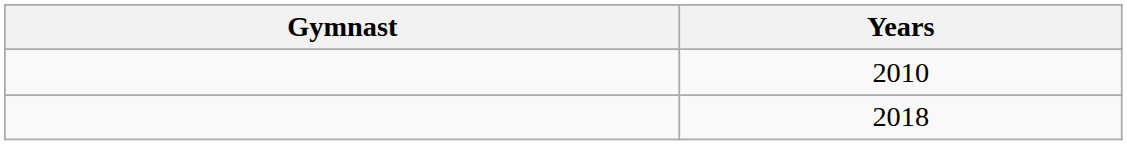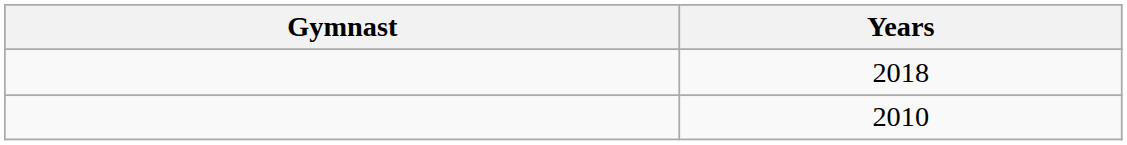rows swapped: (901, 71) <-> (901, 116)
